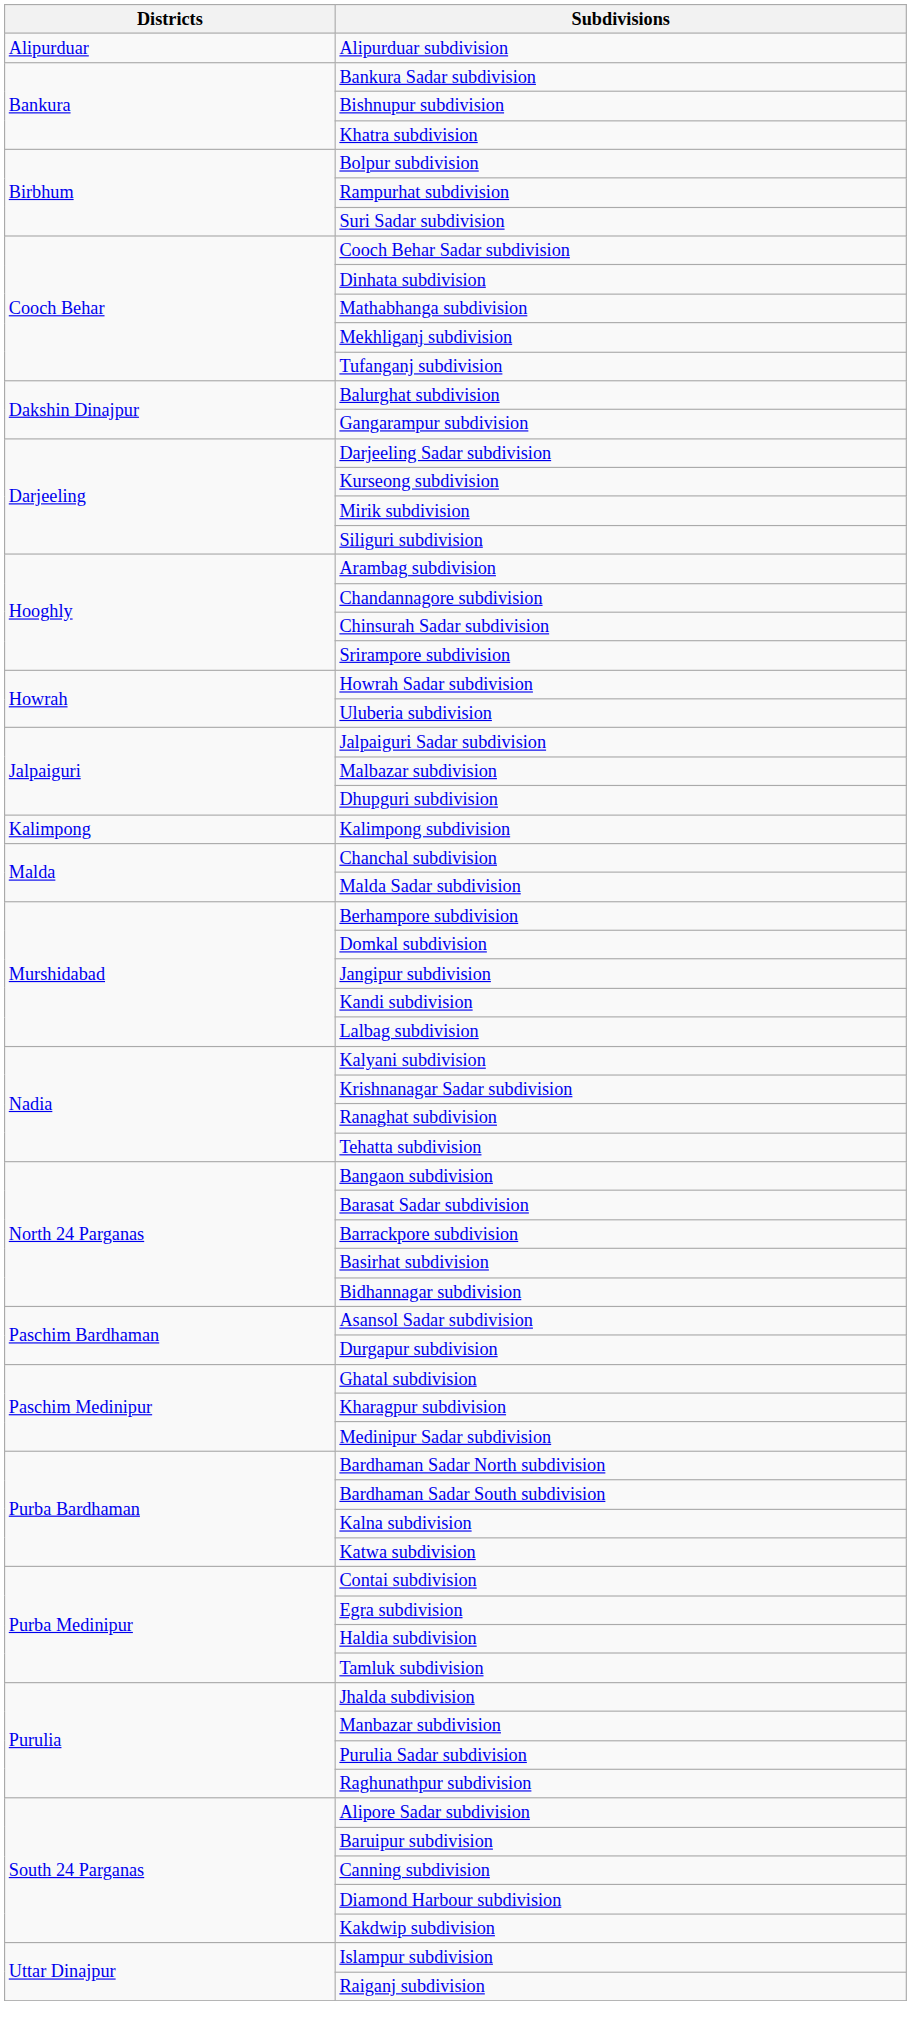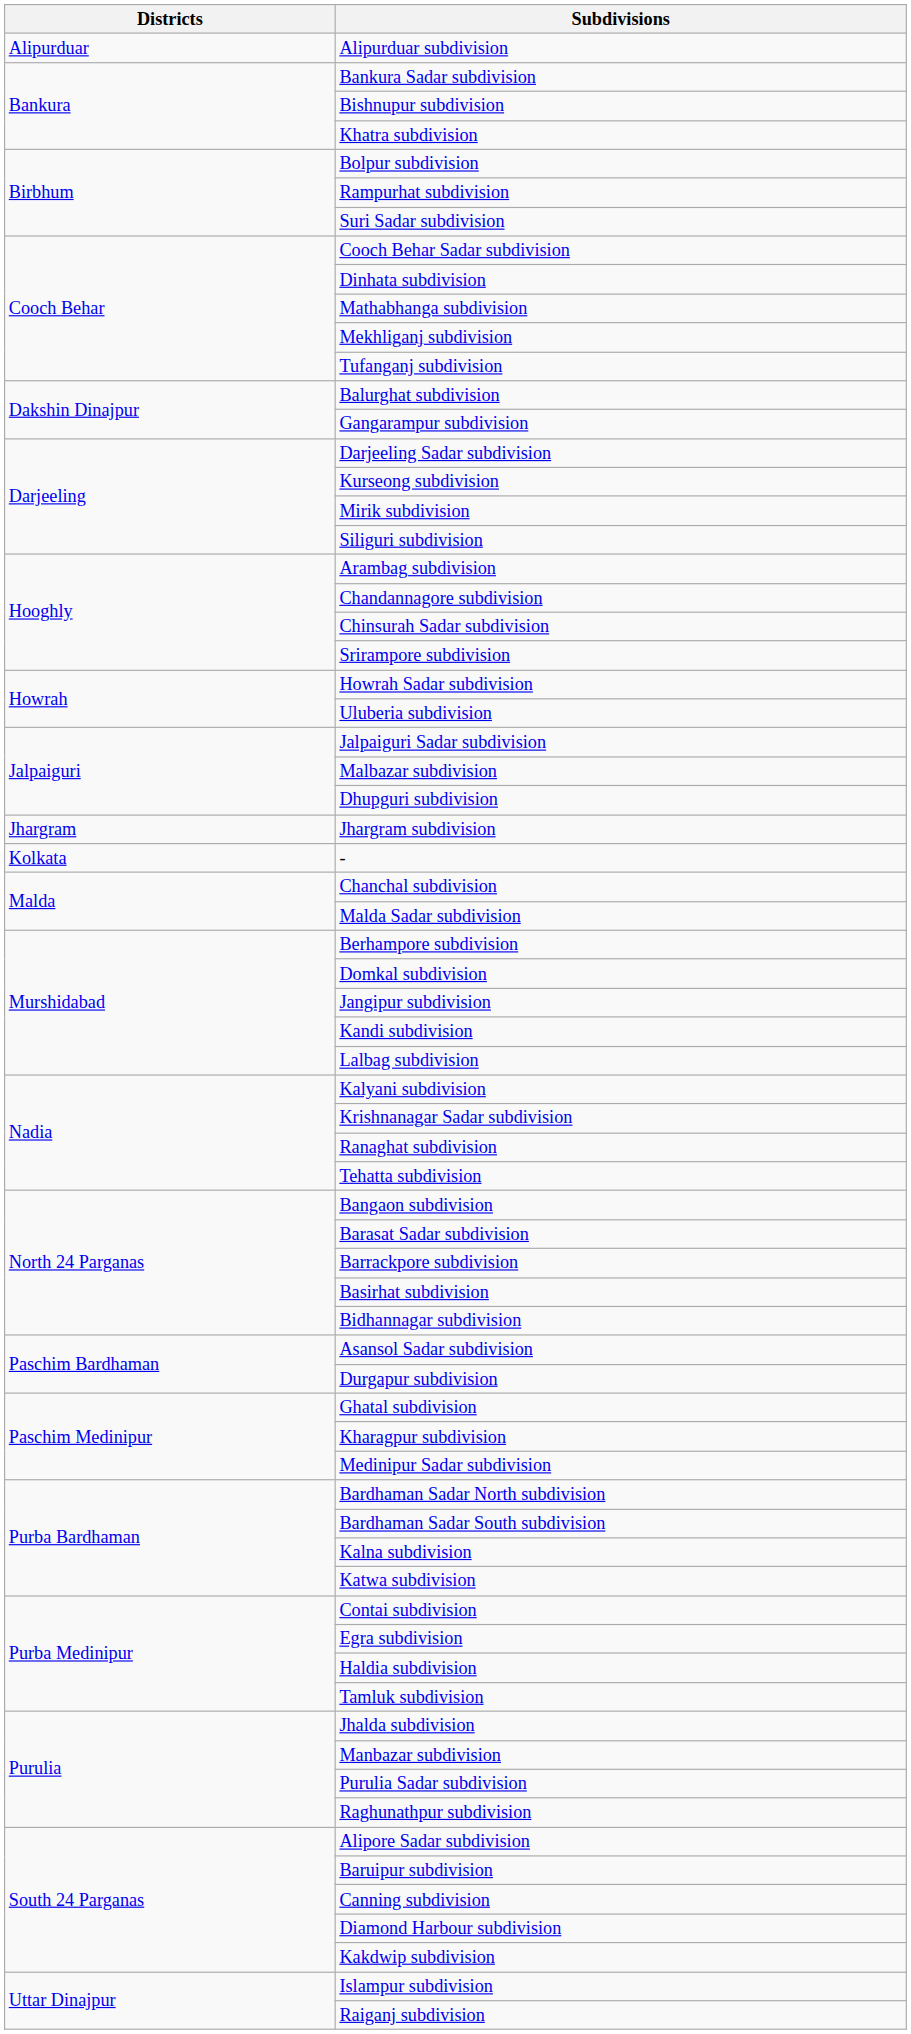+ row: (417, 828)
- row: (425, 828)
+ row: (342, 857)
